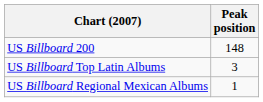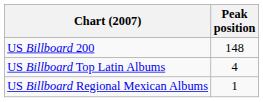(235, 67) 3 -> (235, 67) 4
